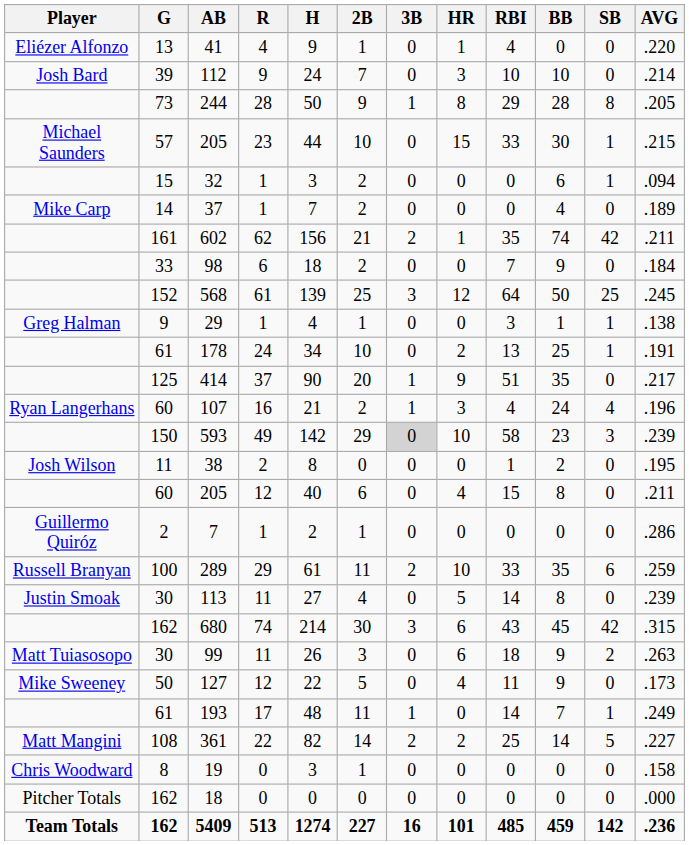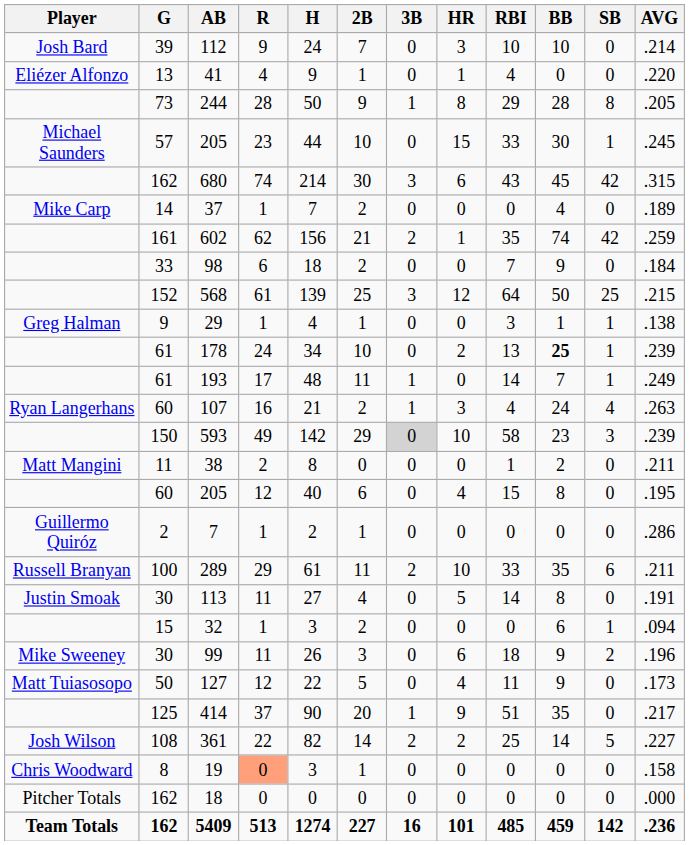rows swapped: (164, 47) <-> (164, 75)
(660, 142) .215 -> (660, 142) .245
rows swapped: (164, 180) <-> (164, 627)
(660, 237) .211 -> (660, 237) .259
(660, 294) .245 -> (660, 294) .215
(560, 351) normal -> (560, 351) bold
(660, 351) .191 -> (660, 351) .239
rows swapped: (164, 379) <-> (164, 712)
(660, 408) .196 -> (660, 408) .263
(72, 465) Josh Wilson -> (72, 465) Matt Mangini
(660, 465) .195 -> (660, 465) .211
(660, 493) .211 -> (660, 493) .195
(660, 570) .259 -> (660, 570) .211
(660, 599) .239 -> (660, 599) .191
(72, 655) Matt Tuiasosopo -> (72, 655) Mike Sweeney
(660, 655) .263 -> (660, 655) .196
(72, 684) Mike Sweeney -> (72, 684) Matt Tuiasosopo
(72, 741) Matt Mangini -> (72, 741) Josh Wilson
(263, 769) no background -> (263, 769) lightsalmon background
